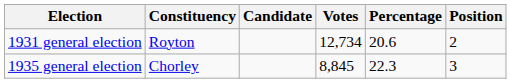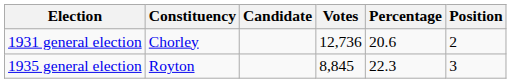(172, 41) Royton -> (174, 41) Chorley
(341, 41) 12,734 -> (341, 41) 12,736
(174, 66) Chorley -> (172, 66) Royton
